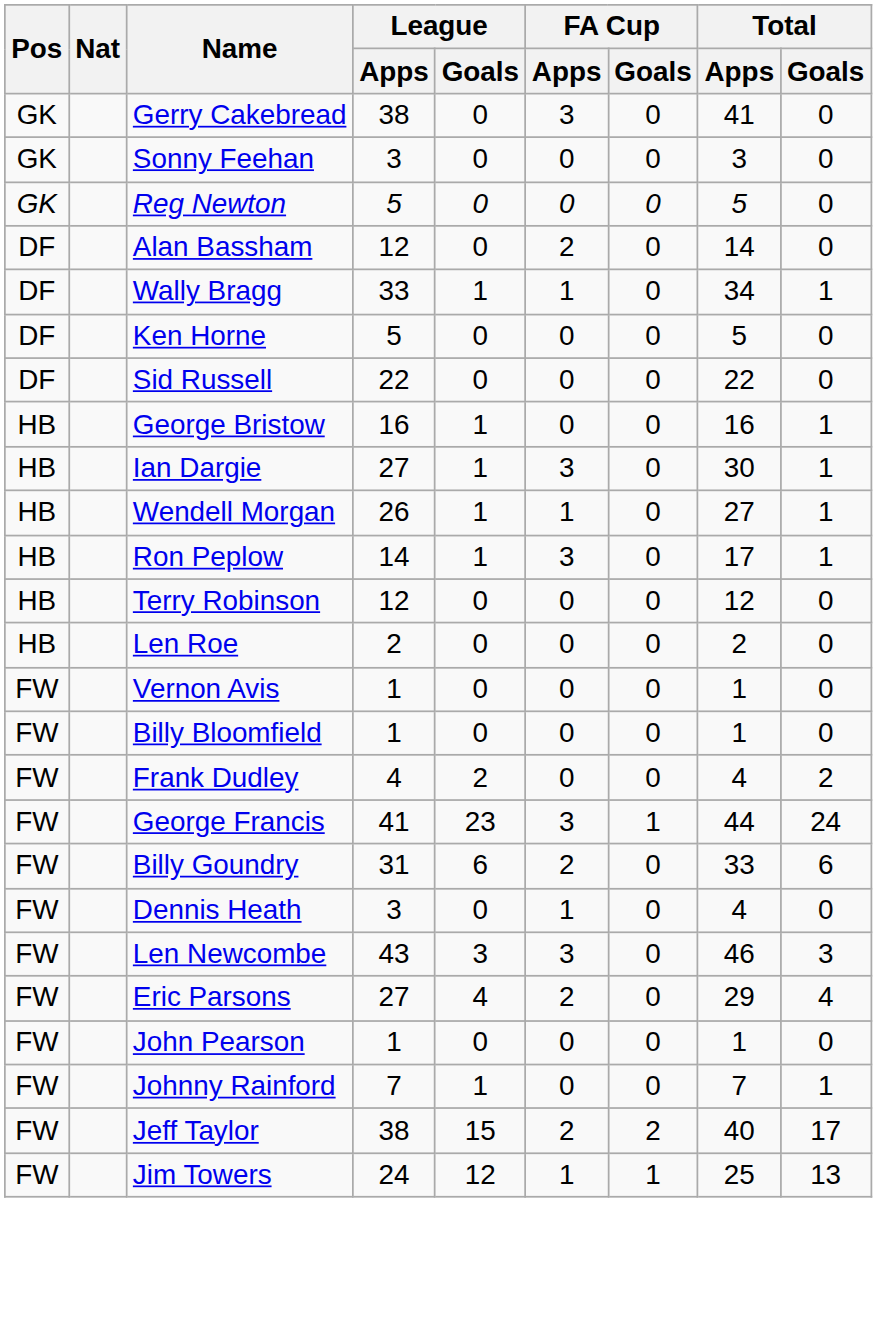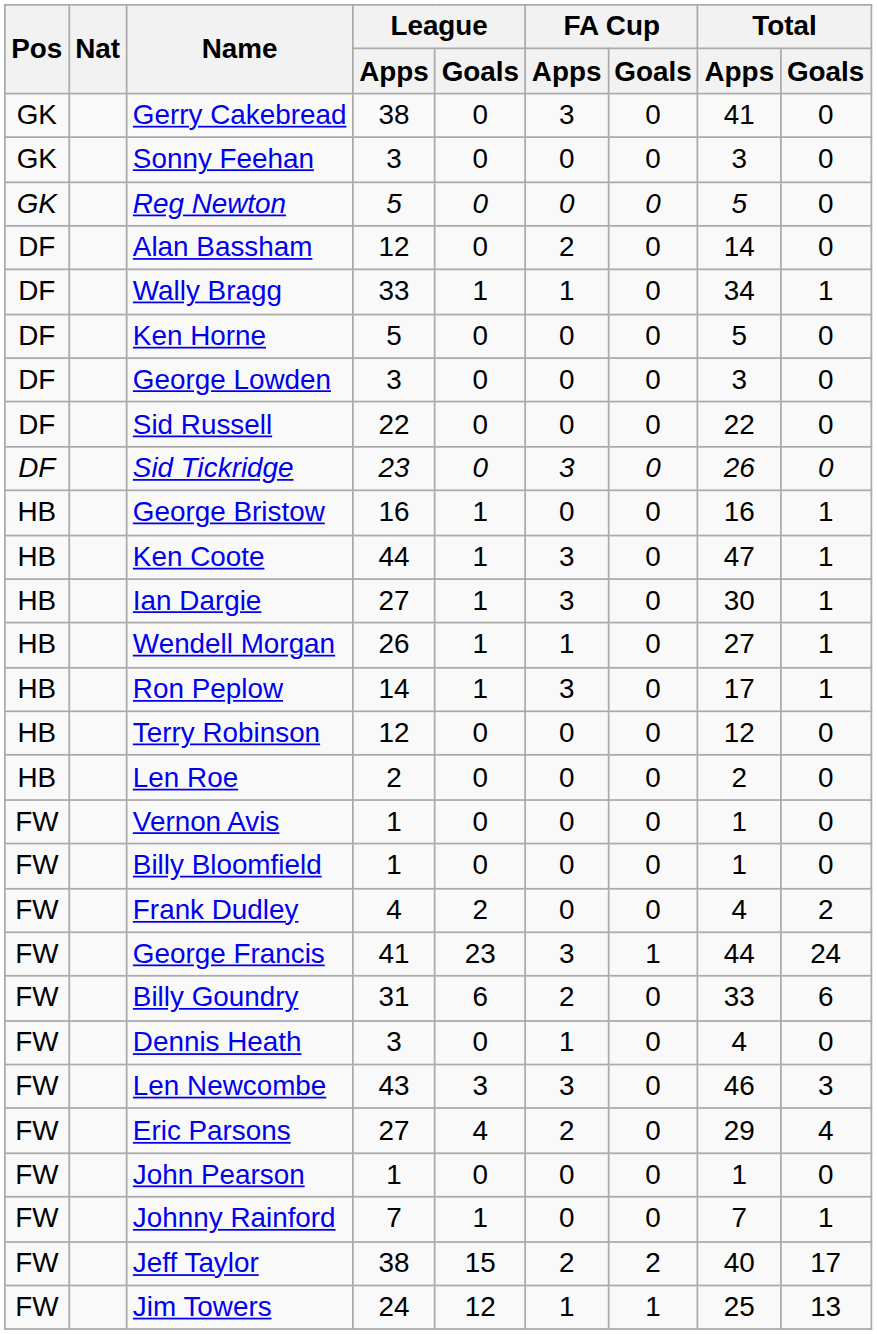+ row: (232, 379)
+ row: (213, 468)
+ row: (199, 556)
